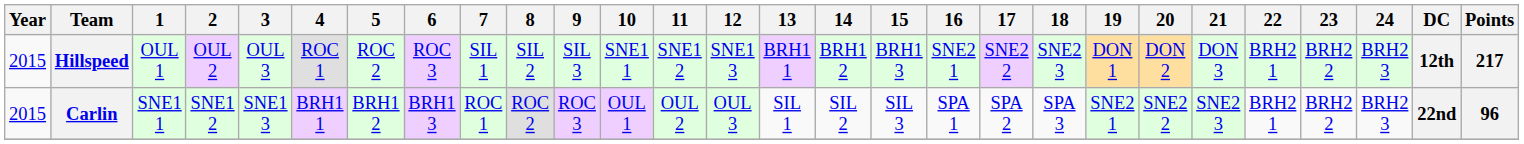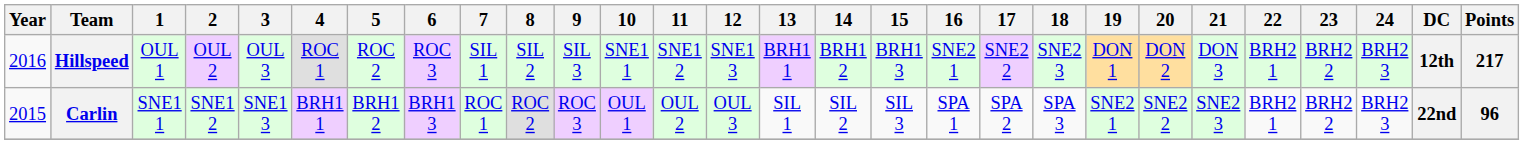(28, 60) 2015 -> (28, 60) 2016
